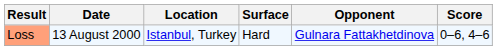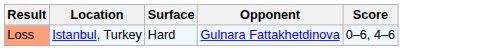- column: (96, 14)
